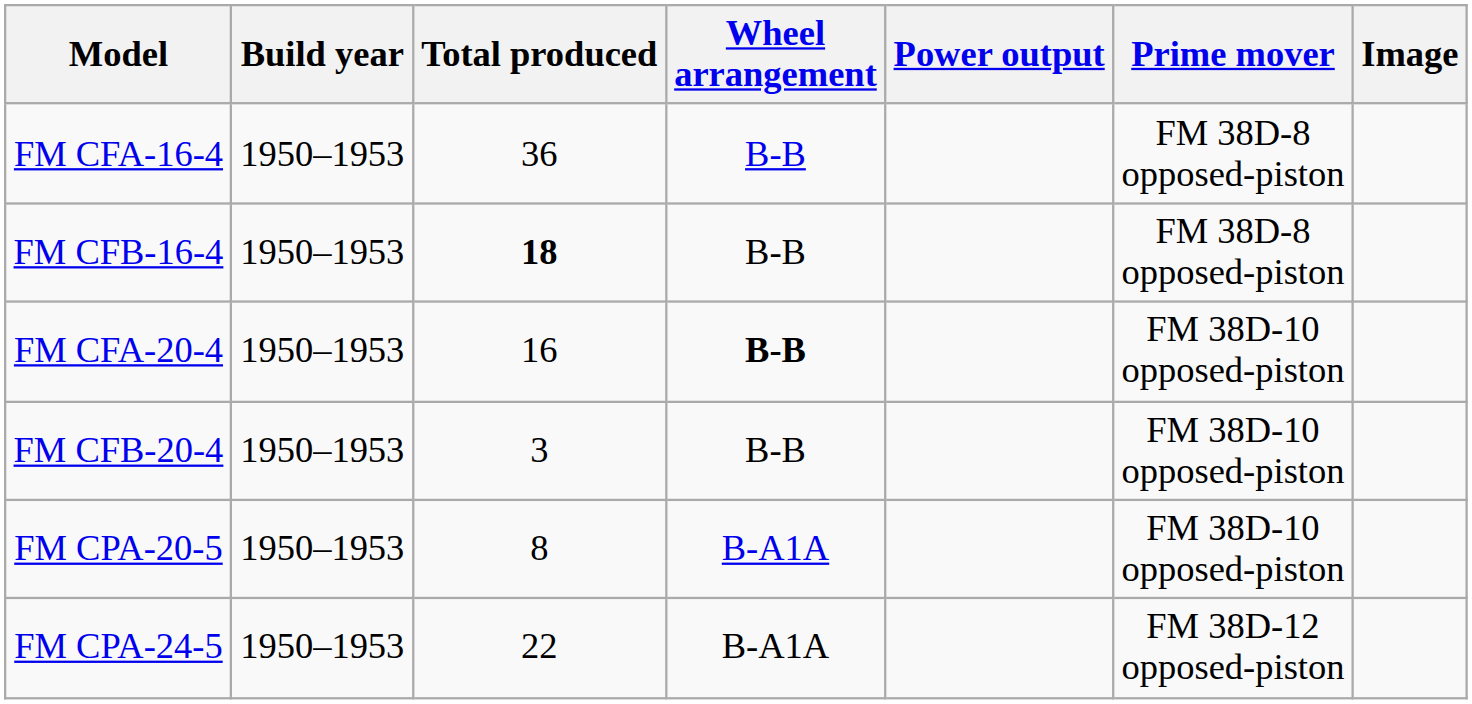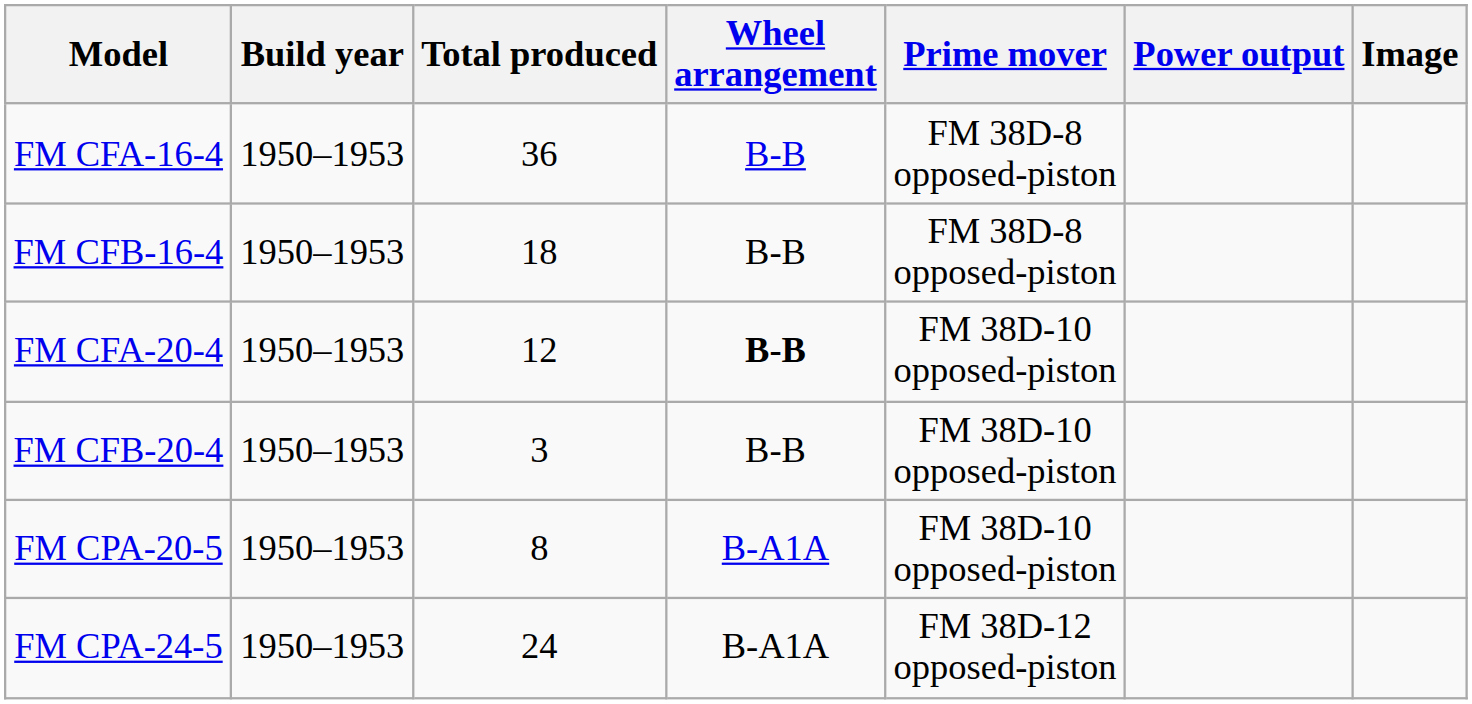columns swapped: (1233, 53) <-> (999, 53)
(539, 251) bold -> (539, 251) normal
(539, 350) 16 -> (539, 350) 12
(539, 647) 22 -> (539, 647) 24
